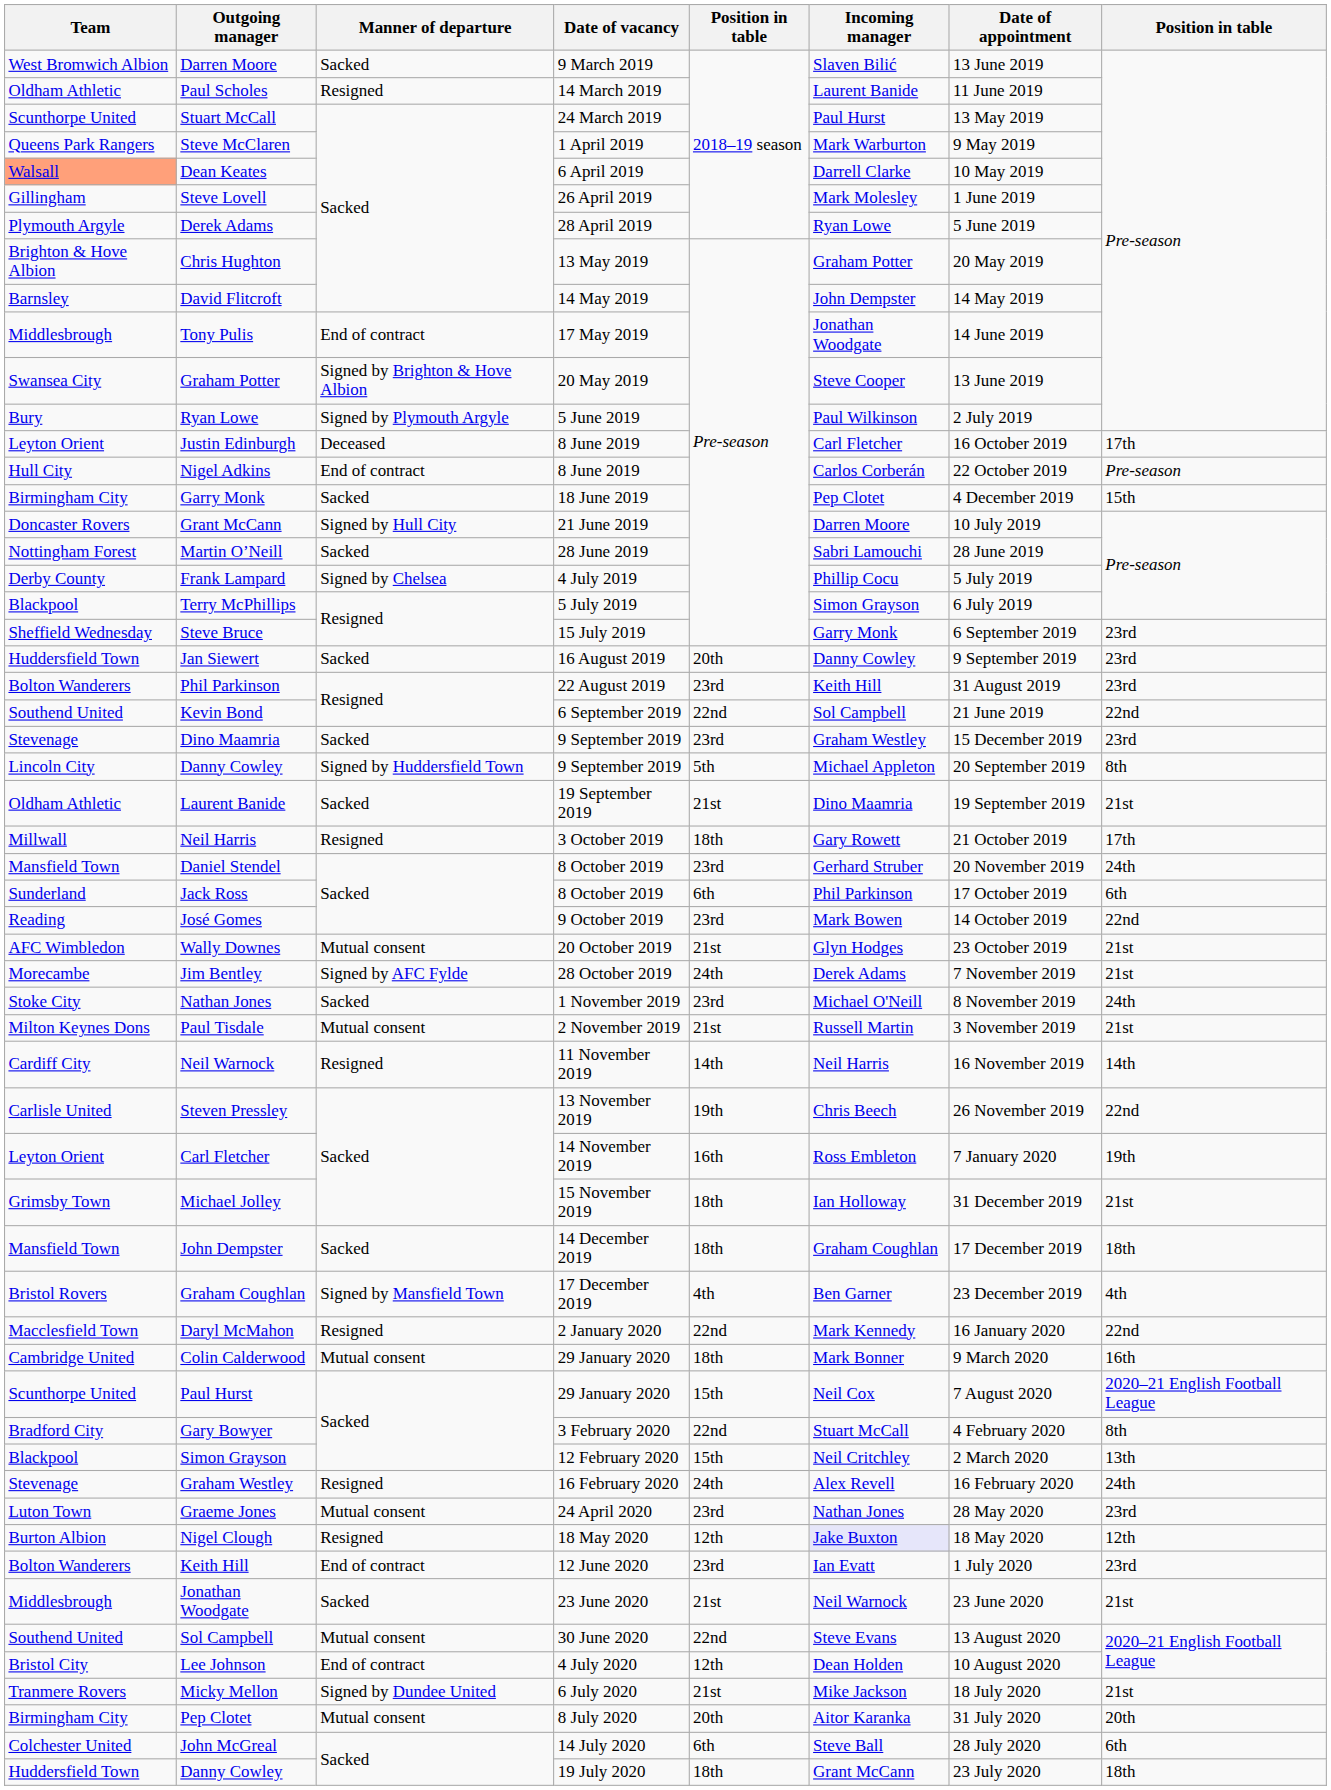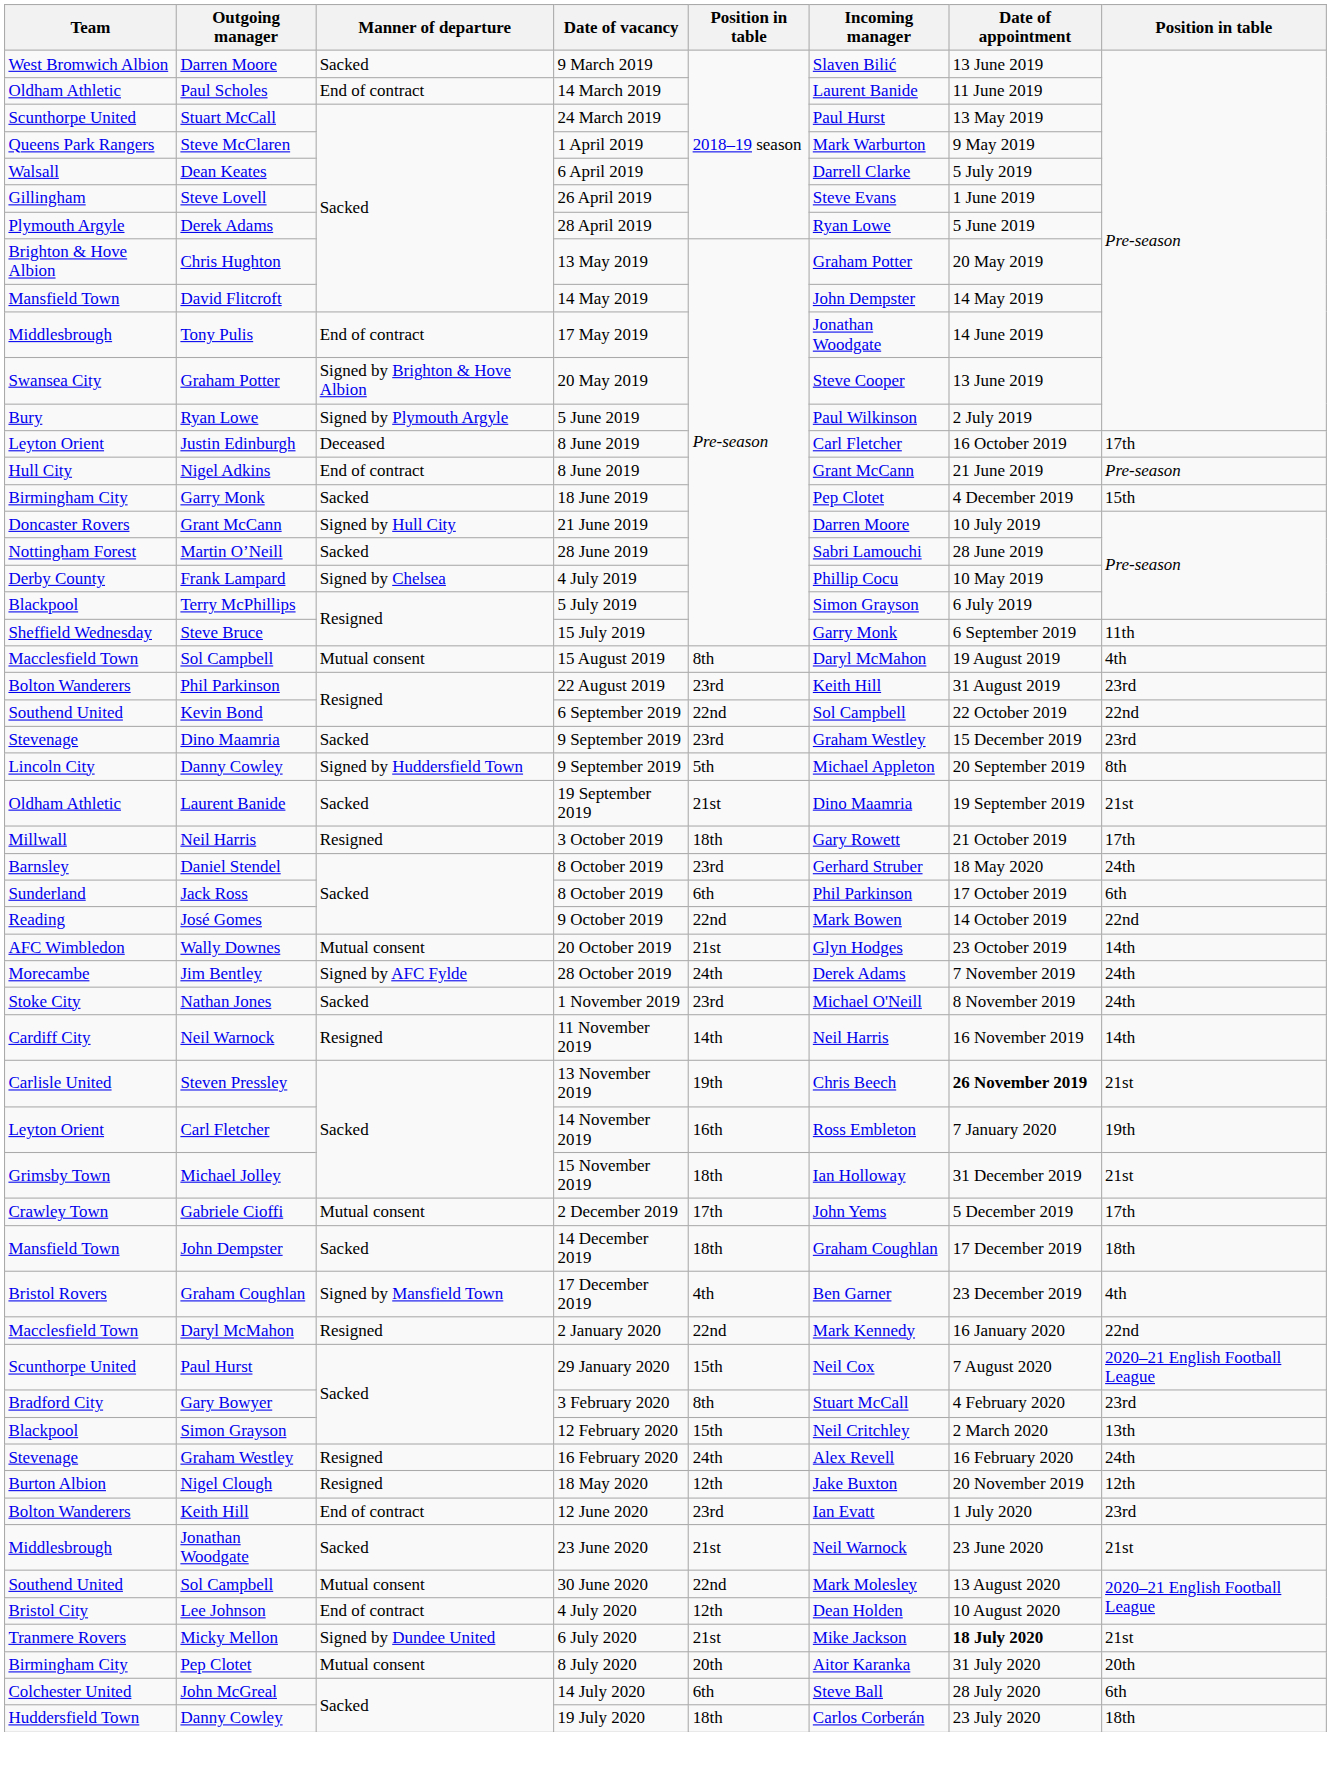(352, 90) Resigned -> (372, 90) End of contract
(34, 171) lightsalmon background -> (34, 171) no background
(998, 171) 10 May 2019 -> (992, 171) 5 July 2019
(865, 198) Mark Molesley -> (855, 198) Steve Evans
(39, 298) Barnsley -> (64, 298) Mansfield Town
(869, 470) Carlos Corberán -> (863, 470) Grant McCann
(1010, 470) 22 October 2019 -> (998, 470) 21 June 2019
(993, 578) 5 July 2019 -> (998, 578) 10 May 2019
(1121, 632) 23rd -> (1120, 632) 11th
+ row: (227, 659)
- row: (220, 659)
(998, 712) 21 June 2019 -> (1010, 712) 22 October 2019
(64, 866) Mansfield Town -> (39, 866) Barnsley
(1018, 866) 20 November 2019 -> (998, 866) 18 May 2020
(709, 920) 23rd -> (710, 920) 22nd
(1119, 947) 21st -> (1120, 947) 14th
(1119, 974) 21st -> (1120, 974) 24th
- row: (222, 1027)
(1018, 1110) normal -> (1020, 1083) bold
(1122, 1110) 22nd -> (1119, 1083) 21st
+ row: (232, 1211)
- row: (243, 1357)
(710, 1430) 22nd -> (703, 1403) 8th
(1116, 1430) 8th -> (1121, 1403) 23rd
- row: (228, 1511)
(855, 1537) lavender background -> (855, 1484) no background
(998, 1537) 18 May 2020 -> (1018, 1484) 20 November 2019
(855, 1637) Steve Evans -> (865, 1583) Mark Molesley
(997, 1691) normal -> (998, 1637) bold
(864, 1772) Grant McCann -> (869, 1718) Carlos Corberán
